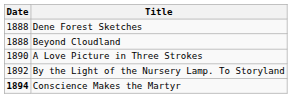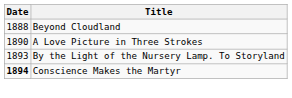- row: (88, 27)
(17, 71) 1892 -> (17, 56) 1893
